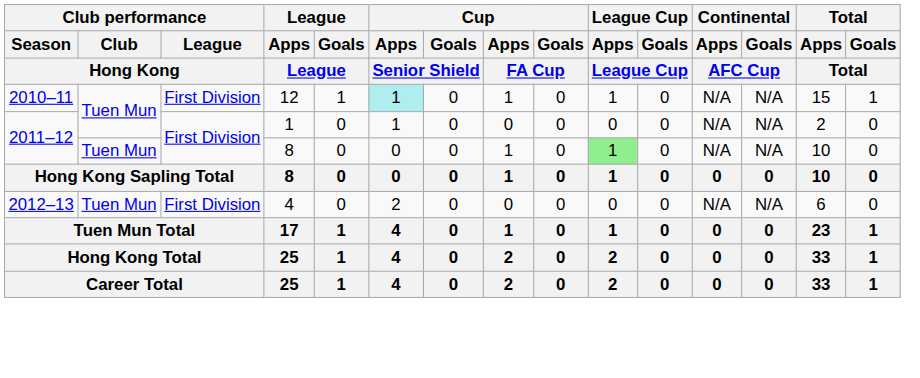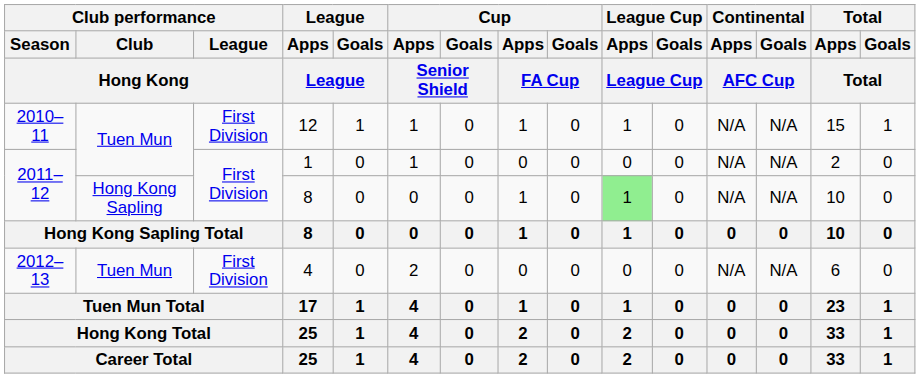(396, 97) paleturquoise background -> (414, 126) no background
(119, 151) Tuen Mun -> (135, 198) Hong Kong Sapling
